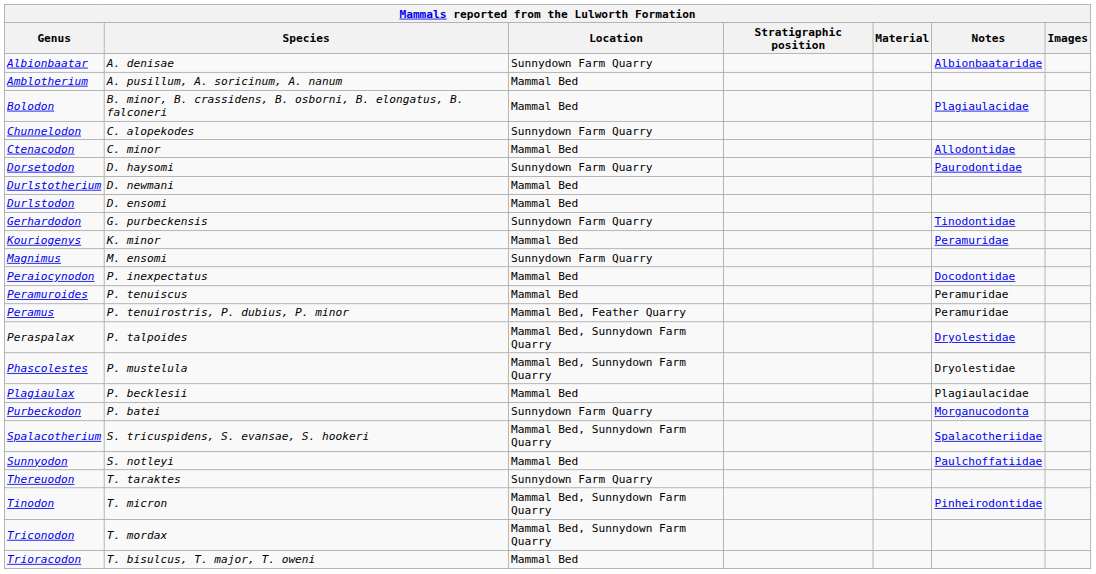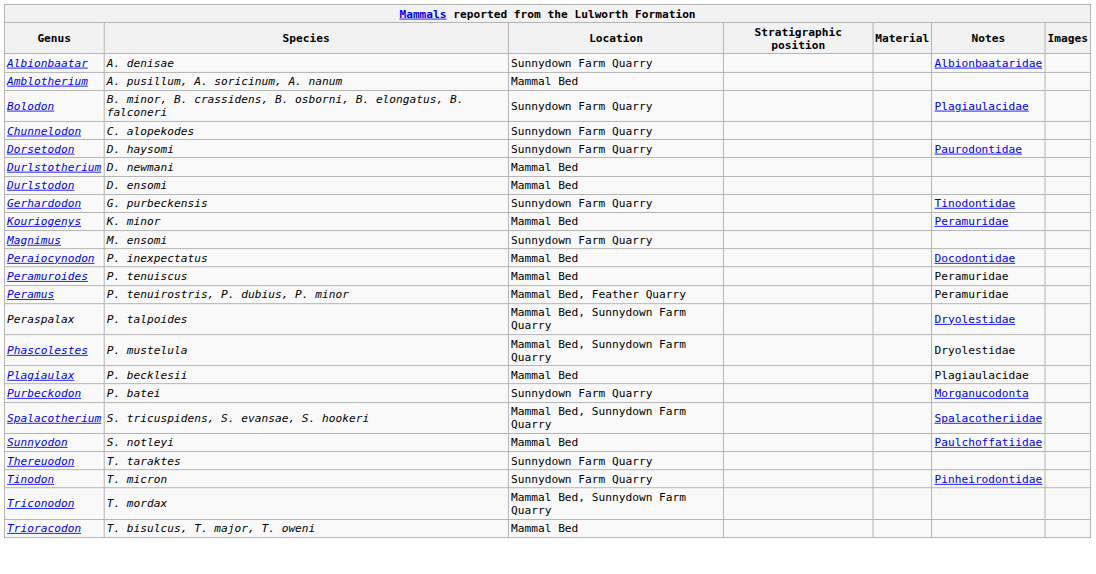(545, 106) Mammal Bed -> (582, 106) Sunnydown Farm Quarry
- row: (41, 149)
(599, 504) Mammal Bed, Sunnydown Farm Quarry -> (582, 479) Sunnydown Farm Quarry
